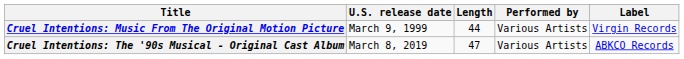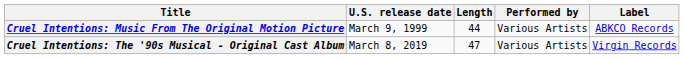(635, 29) Virgin Records -> (635, 29) ABKCO Records
(635, 45) ABKCO Records -> (635, 45) Virgin Records
